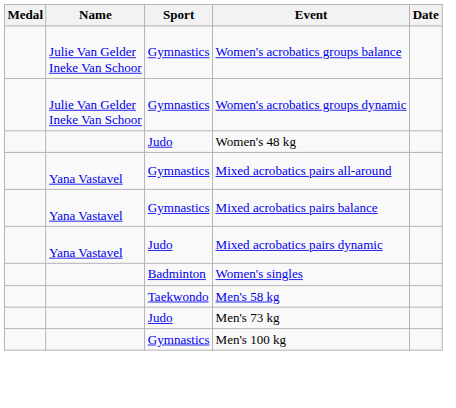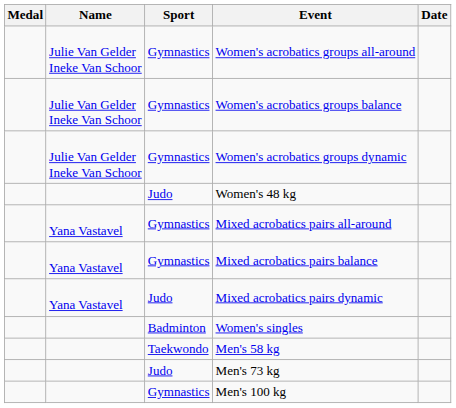+ row: (315, 52)
